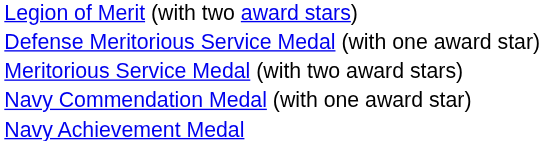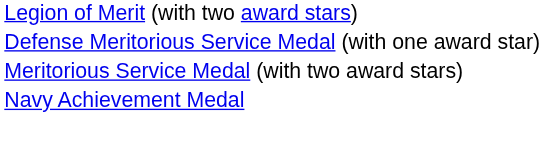- row: (238, 100)
